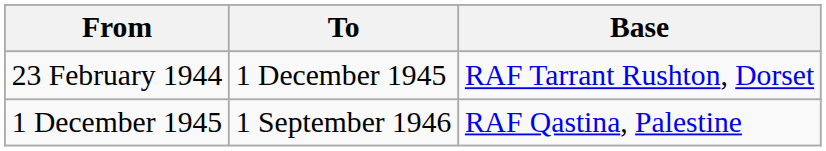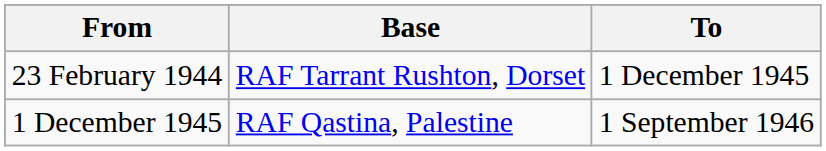columns swapped: (344, 27) <-> (640, 27)
